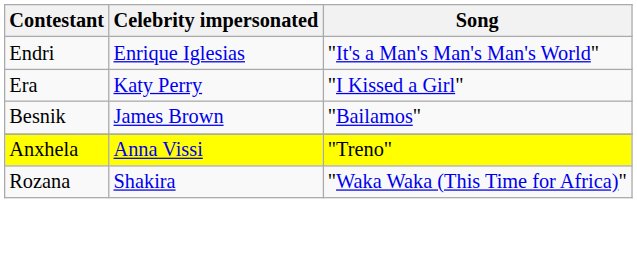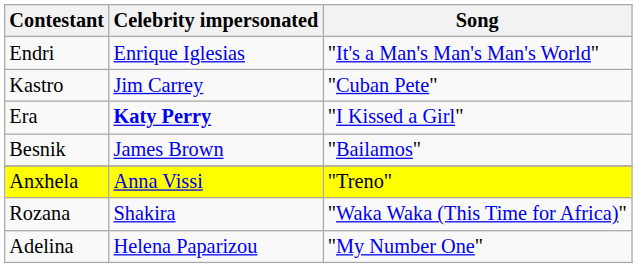+ row: (36, 85)
(158, 85) normal -> (162, 117) bold
+ row: (41, 246)
